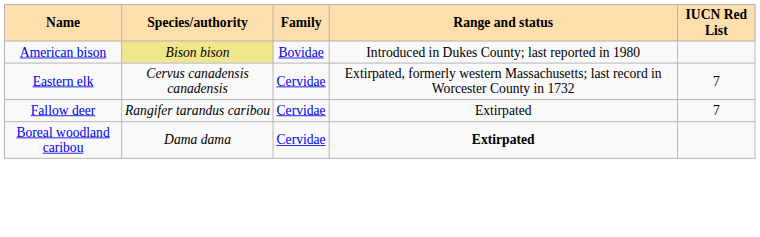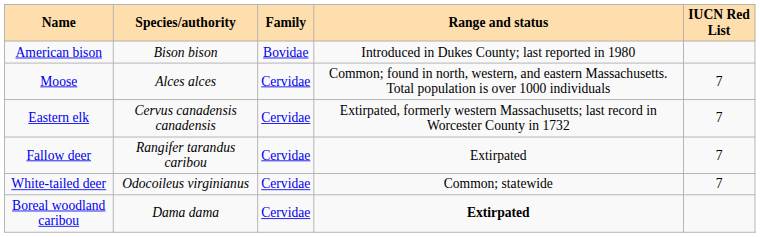(198, 52) khaki background -> (186, 52) no background
+ row: (59, 81)
+ row: (59, 184)
